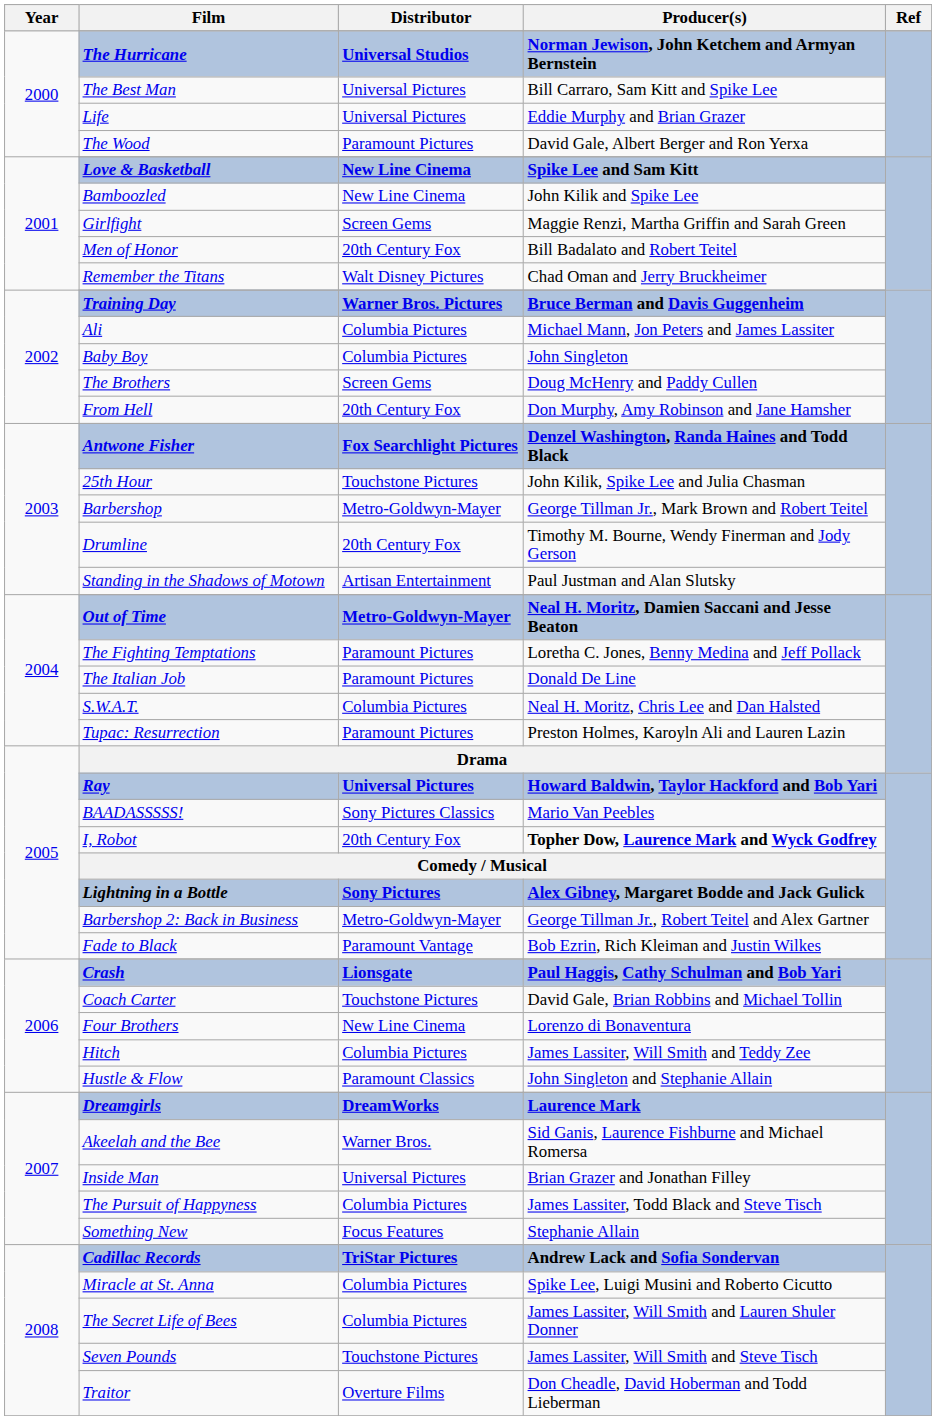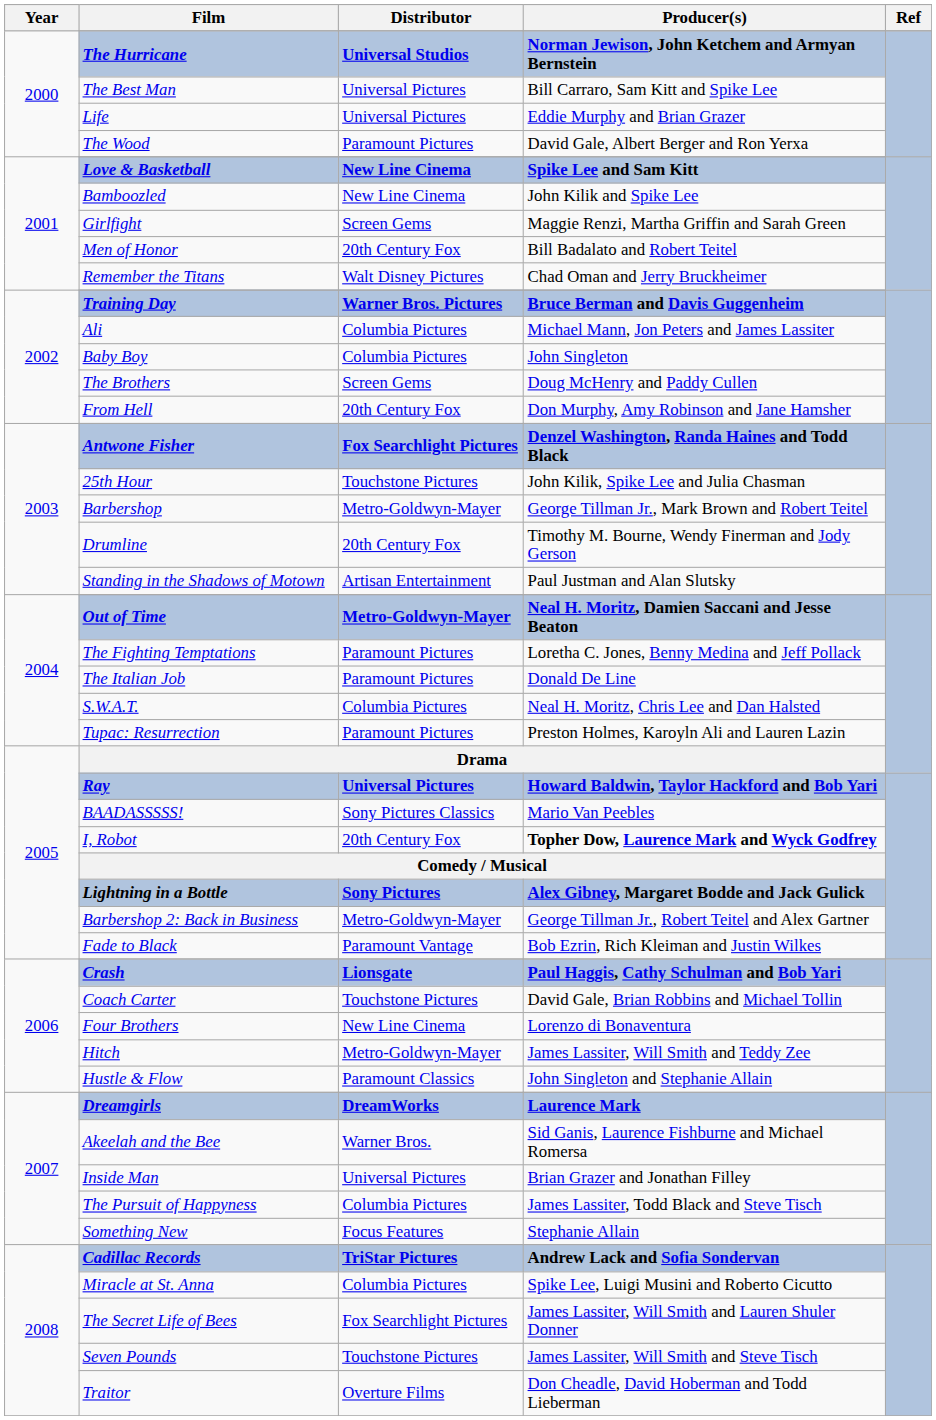(404, 1052) Columbia Pictures -> (421, 1052) Metro-Goldwyn-Mayer
(404, 1320) Columbia Pictures -> (425, 1320) Fox Searchlight Pictures
